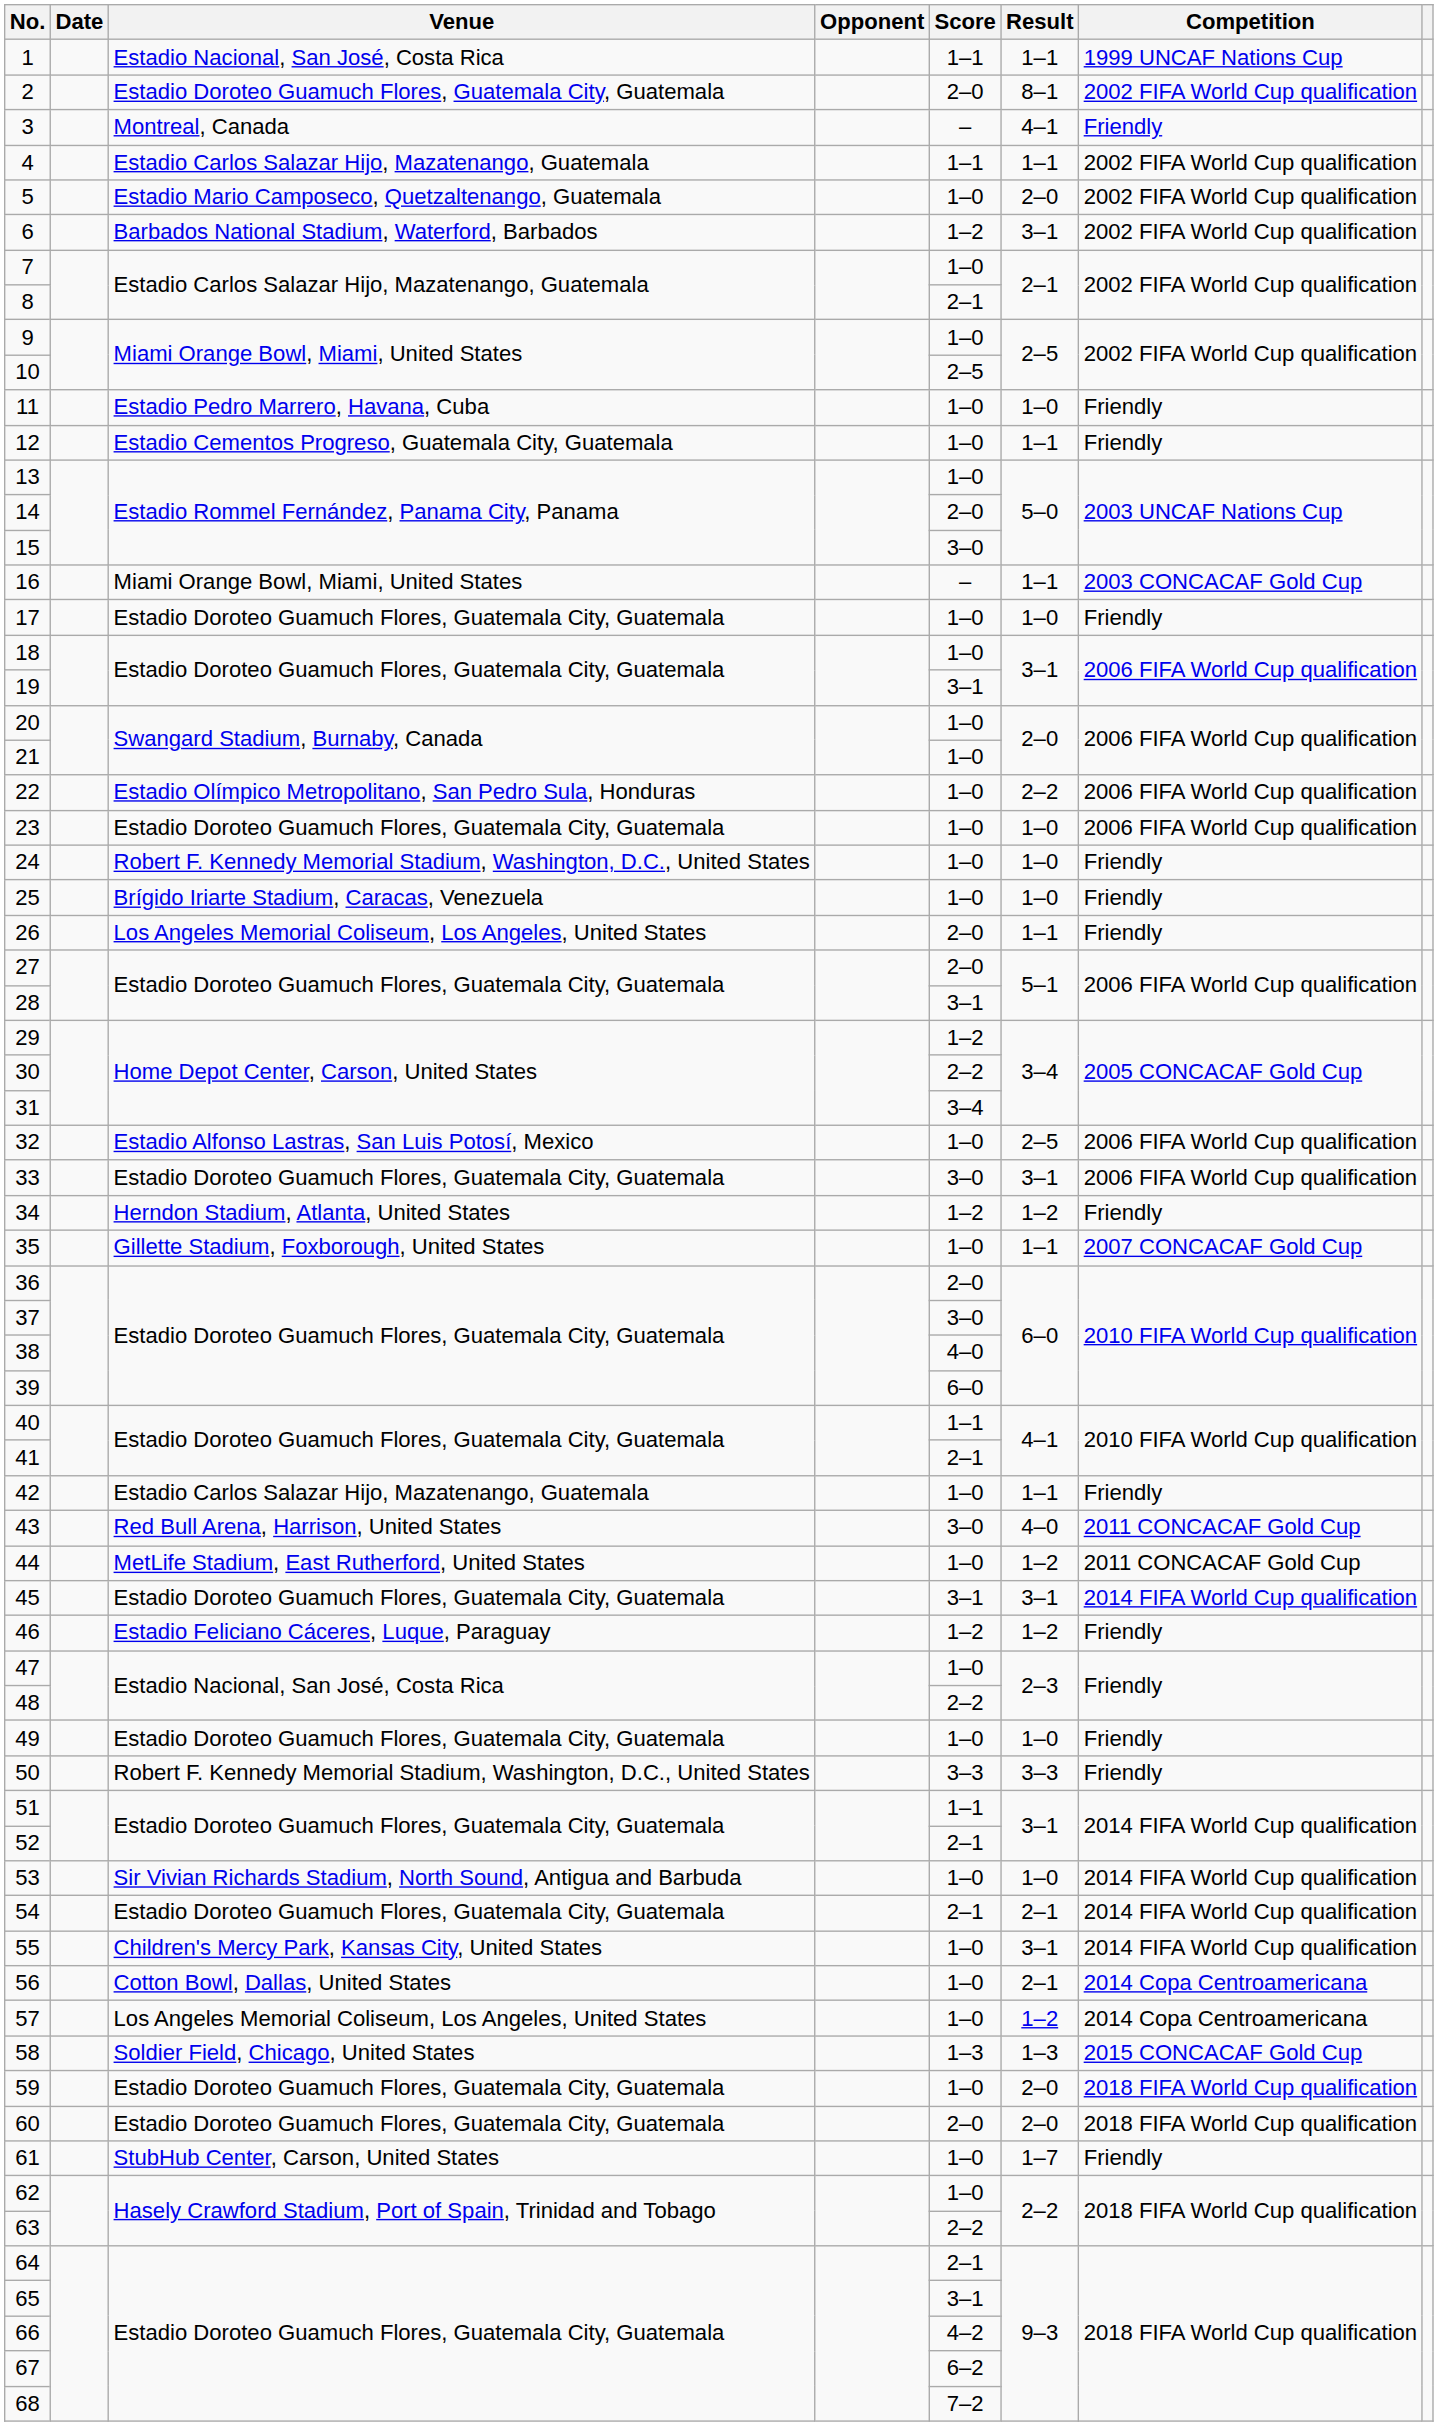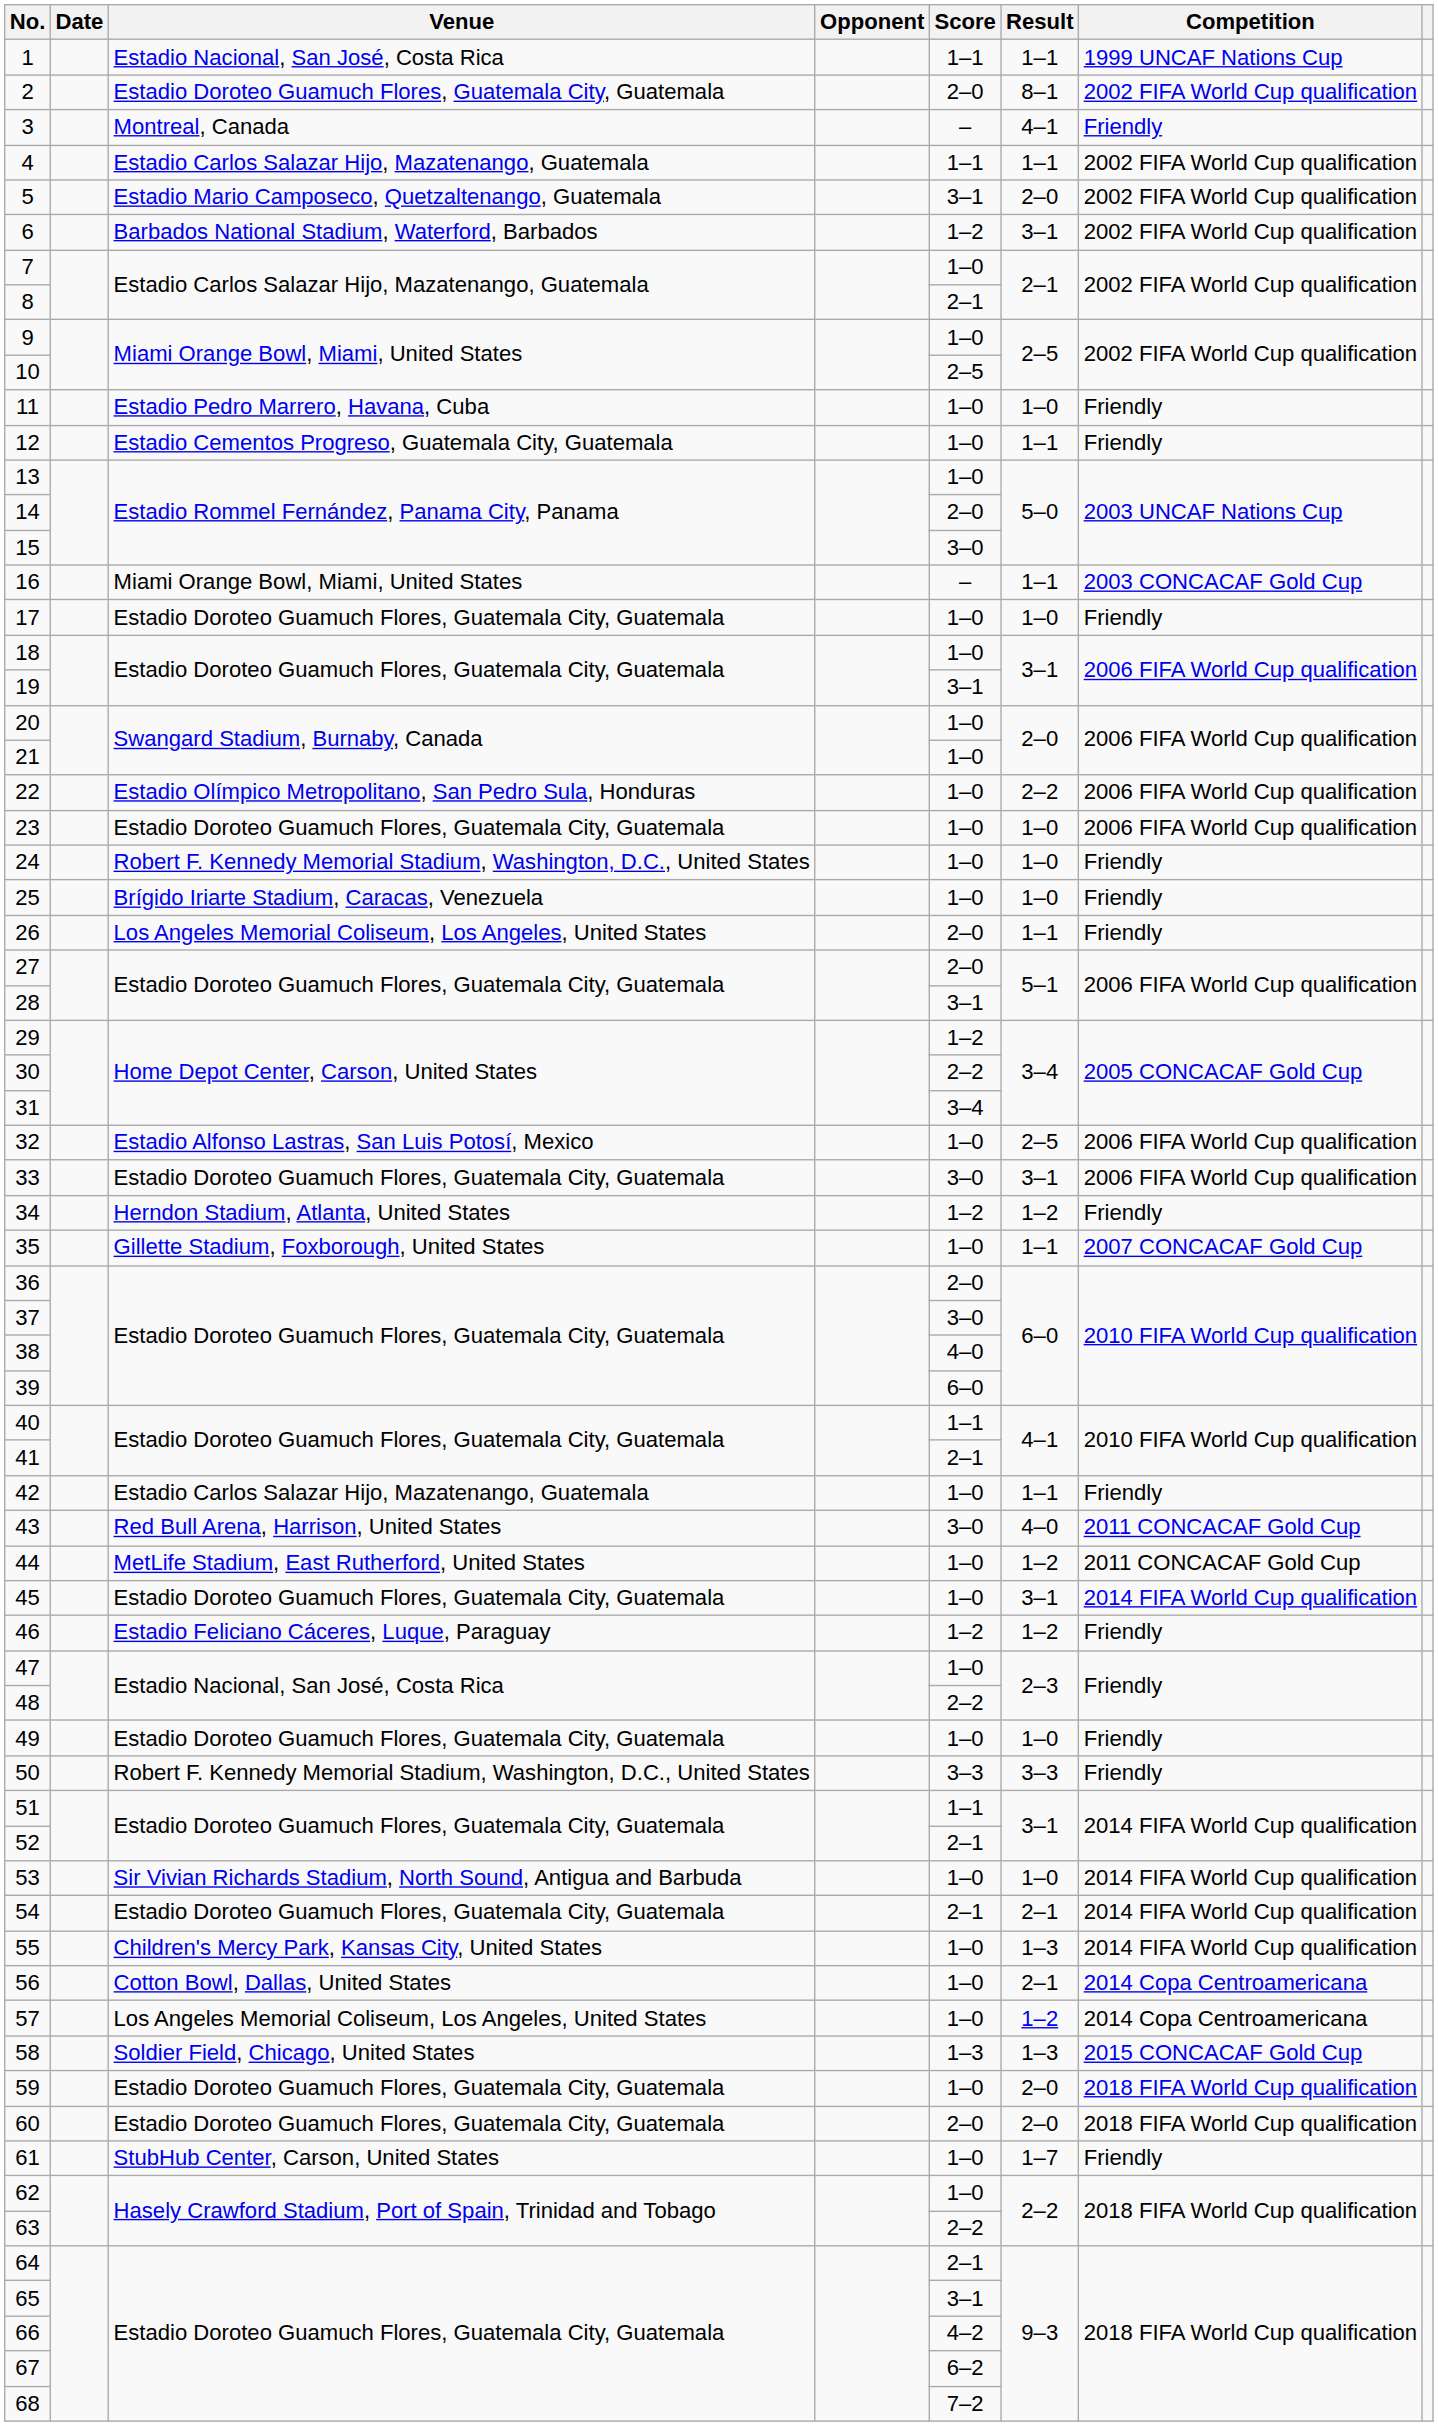(965, 197) 1–0 -> (965, 197) 3–1
(965, 1597) 3–1 -> (965, 1597) 1–0
(1040, 1947) 3–1 -> (1040, 1947) 1–3
